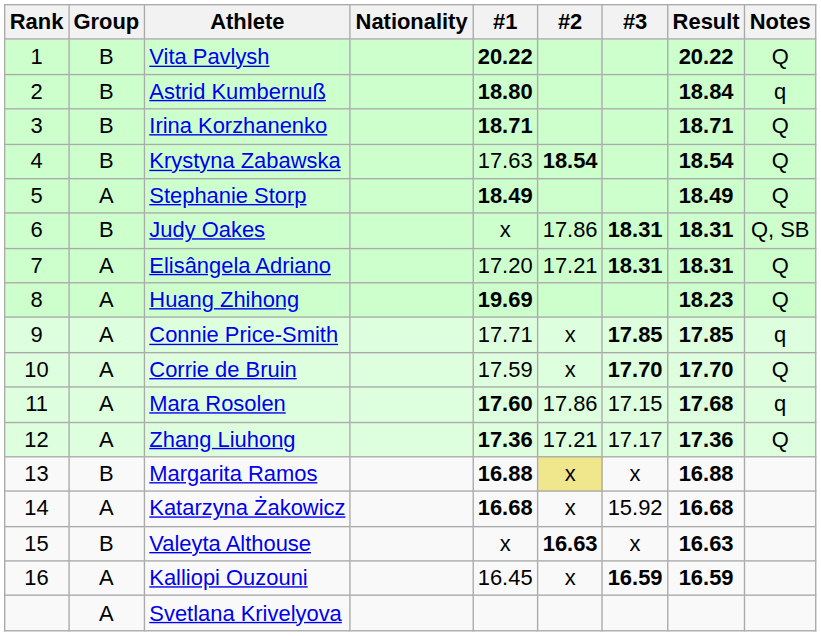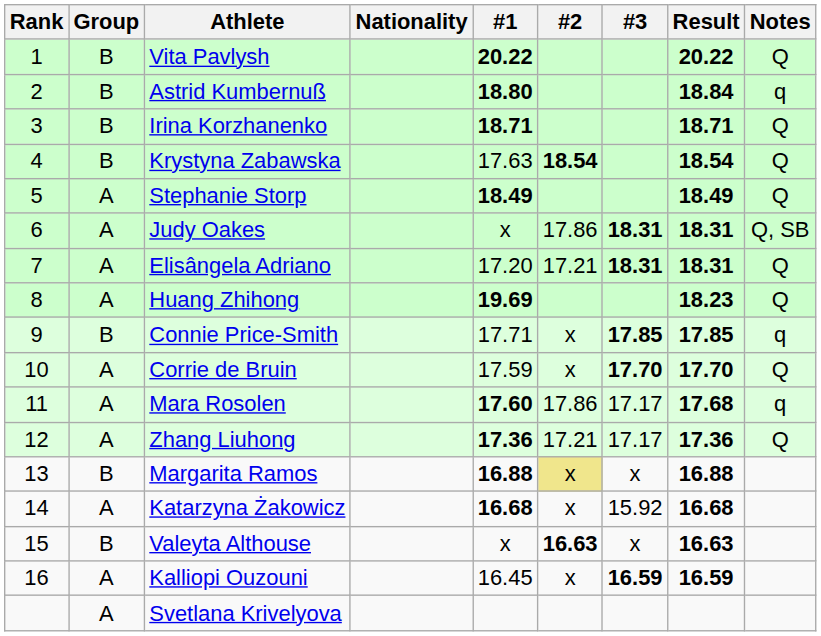(106, 230) B -> (106, 230) A
(106, 334) A -> (106, 334) B
(635, 404) 17.15 -> (635, 404) 17.17
